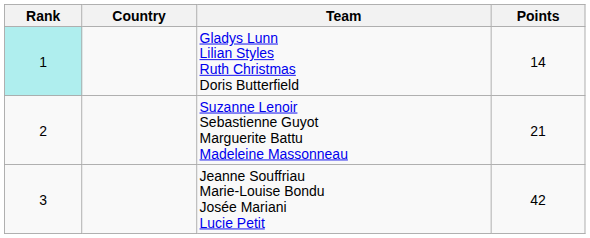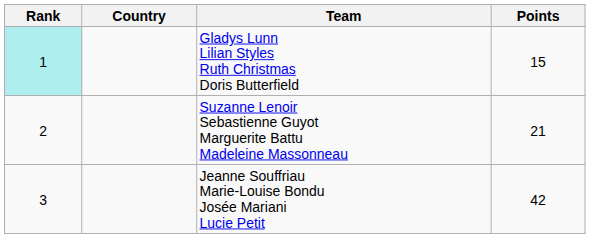(538, 61) 14 -> (538, 61) 15
